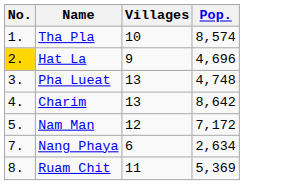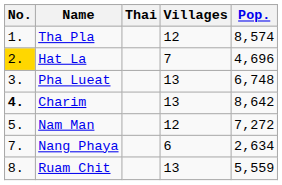+ column: (141, 15)
(133, 37) 10 -> (171, 37) 12
(129, 59) 9 -> (167, 59) 7
(216, 81) 4,748 -> (254, 81) 6,748
(16, 103) normal -> (16, 103) bold
(216, 125) 7,172 -> (254, 125) 7,272
(133, 168) 11 -> (171, 168) 13
(216, 168) 5,369 -> (254, 168) 5,559
